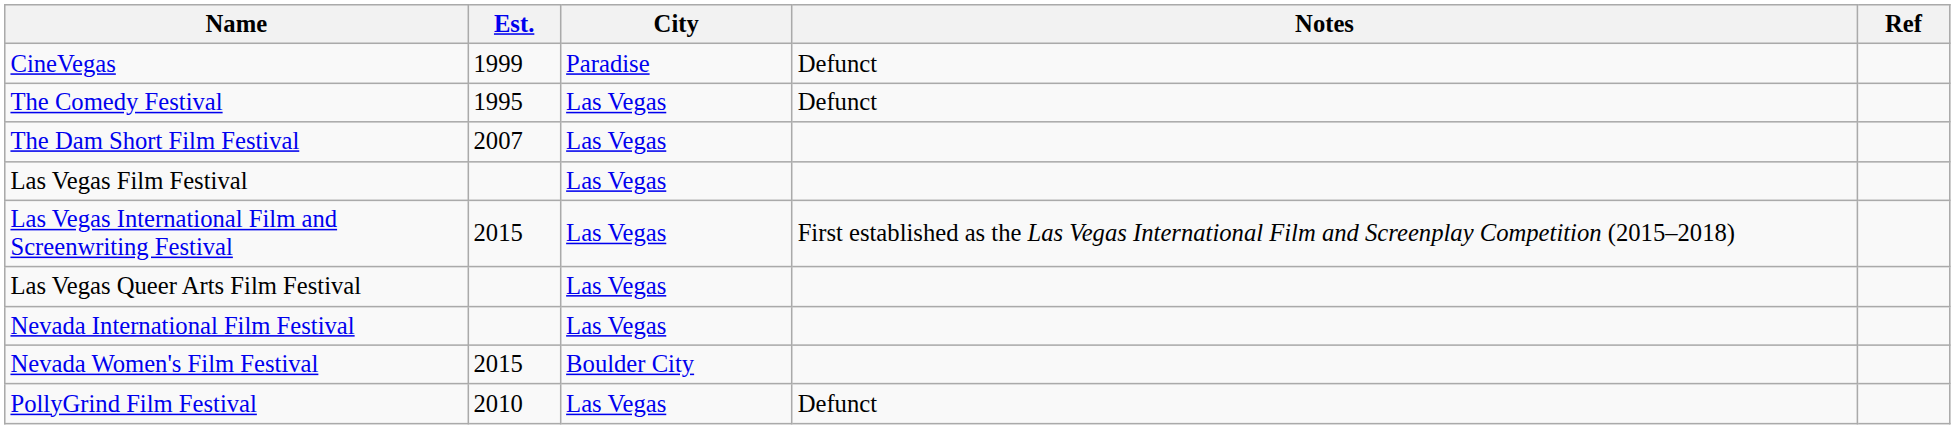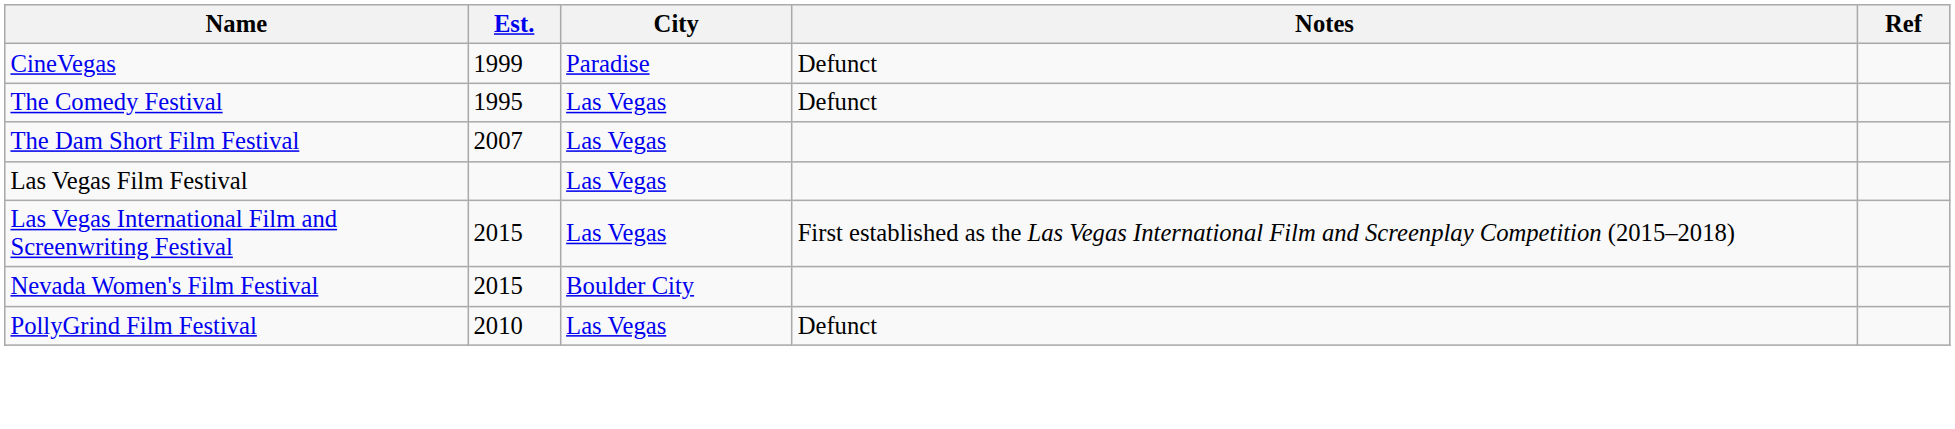- row: (186, 286)
- row: (183, 325)
